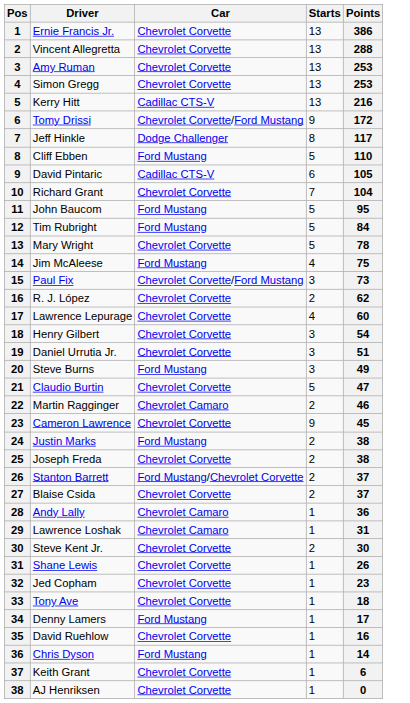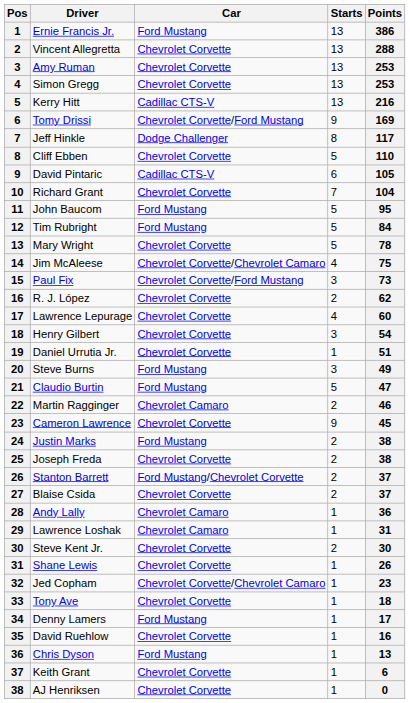(184, 31) Chevrolet Corvette -> (172, 31) Ford Mustang
(363, 120) 172 -> (385, 120) 169
(172, 156) Ford Mustang -> (184, 156) Chevrolet Corvette
(172, 263) Ford Mustang -> (231, 263) Chevrolet Corvette/Chevrolet Camaro
(312, 352) 3 -> (334, 352) 1
(184, 387) Chevrolet Corvette -> (172, 387) Ford Mustang
(184, 583) Chevrolet Corvette -> (231, 583) Chevrolet Corvette/Chevrolet Camaro
(363, 654) 14 -> (385, 654) 13
